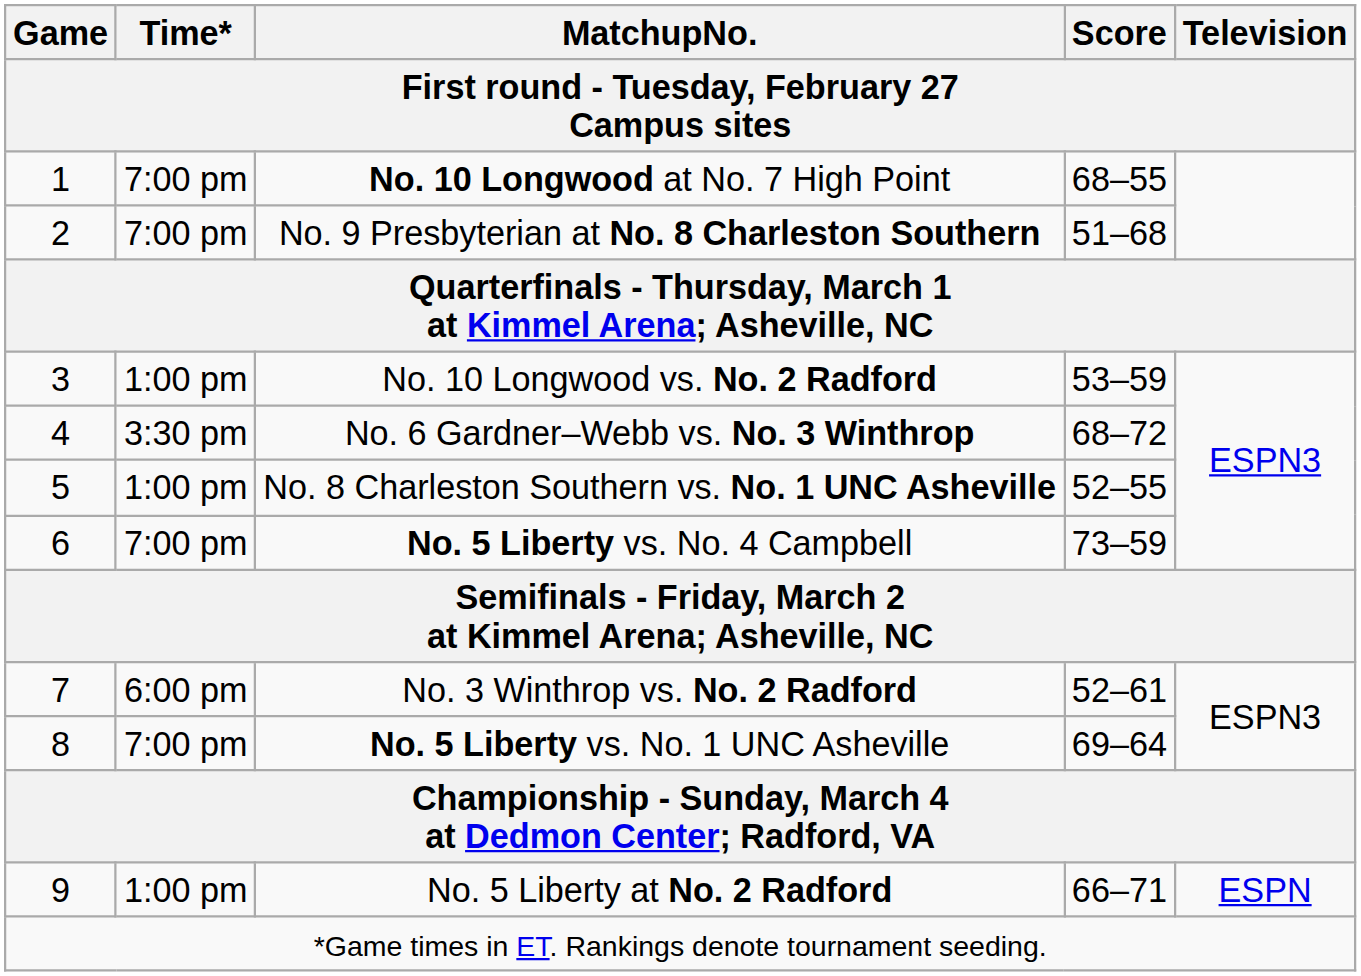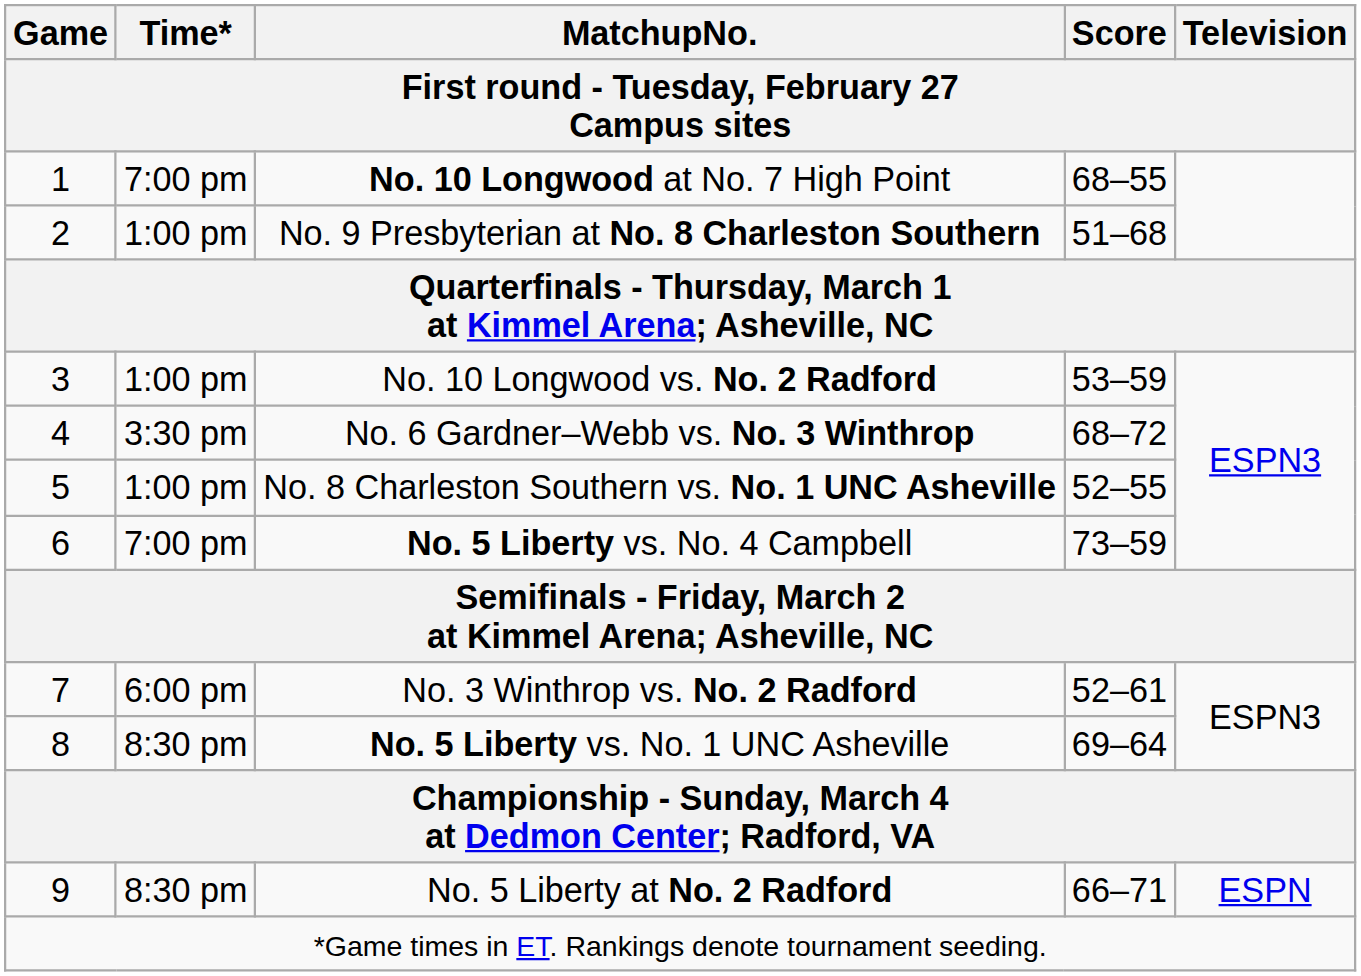(186, 233) 7:00 pm -> (186, 233) 1:00 pm
(186, 743) 7:00 pm -> (186, 743) 8:30 pm
(186, 889) 1:00 pm -> (186, 889) 8:30 pm
